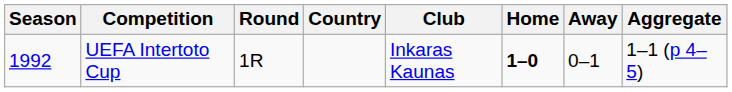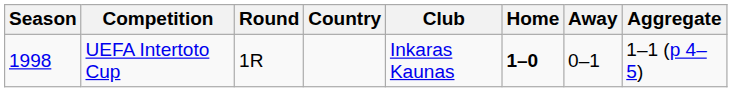(30, 60) 1992 -> (30, 60) 1998
